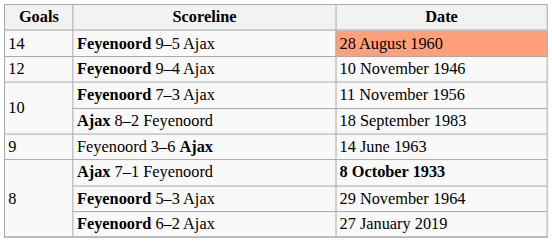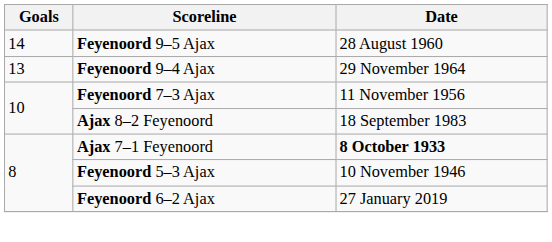(391, 43) lightsalmon background -> (391, 43) no background
(16, 69) 12 -> (16, 69) 13
(403, 69) 10 November 1946 -> (403, 69) 29 November 1964
- row: (145, 146)
(403, 198) 29 November 1964 -> (403, 172) 10 November 1946
